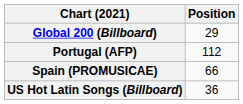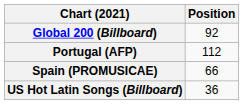(212, 33) 29 -> (212, 33) 92
